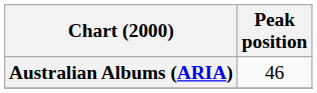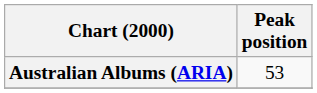(275, 72) 46 -> (275, 72) 53
